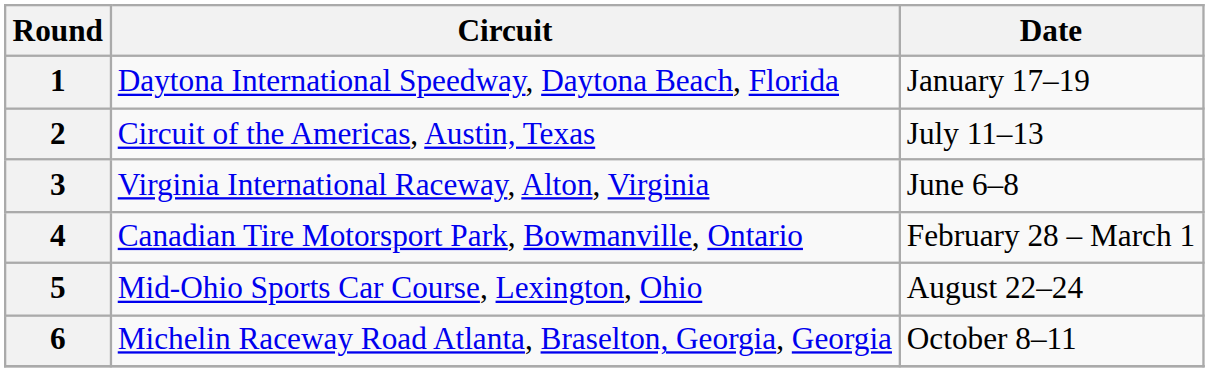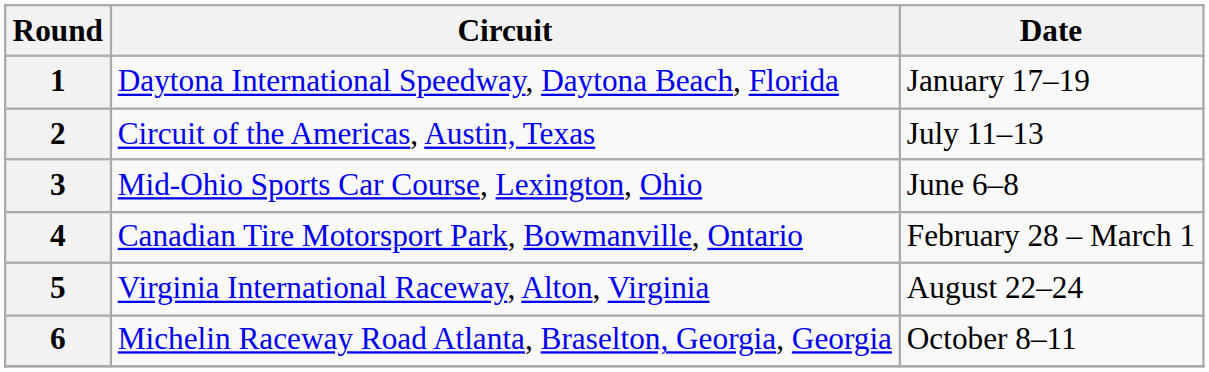(414, 184) Virginia International Raceway, Alton, Virginia -> (410, 184) Mid-Ohio Sports Car Course, Lexington, Ohio
(410, 287) Mid-Ohio Sports Car Course, Lexington, Ohio -> (414, 287) Virginia International Raceway, Alton, Virginia
